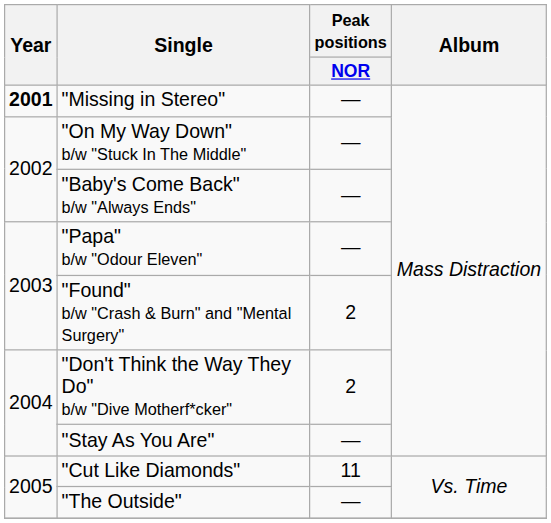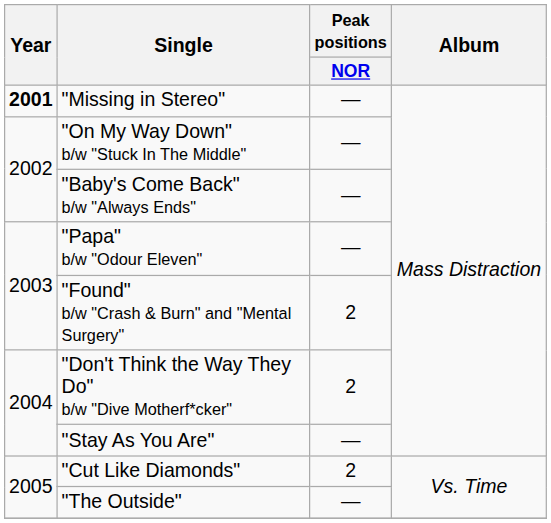(351, 471) 11 -> (351, 471) 2
